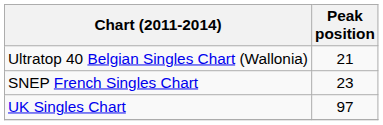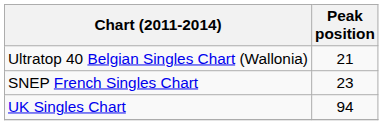(345, 107) 97 -> (345, 107) 94
